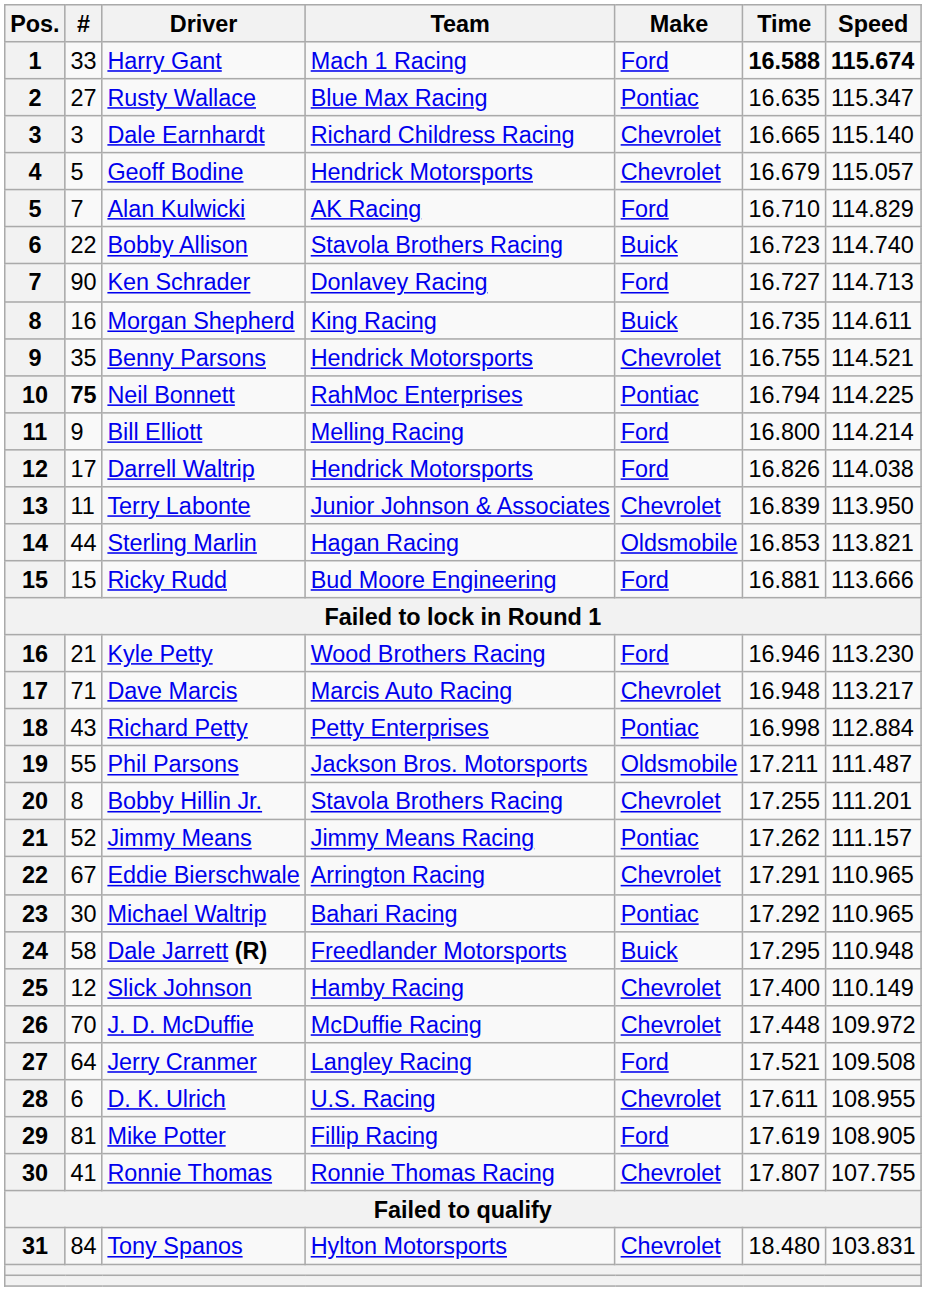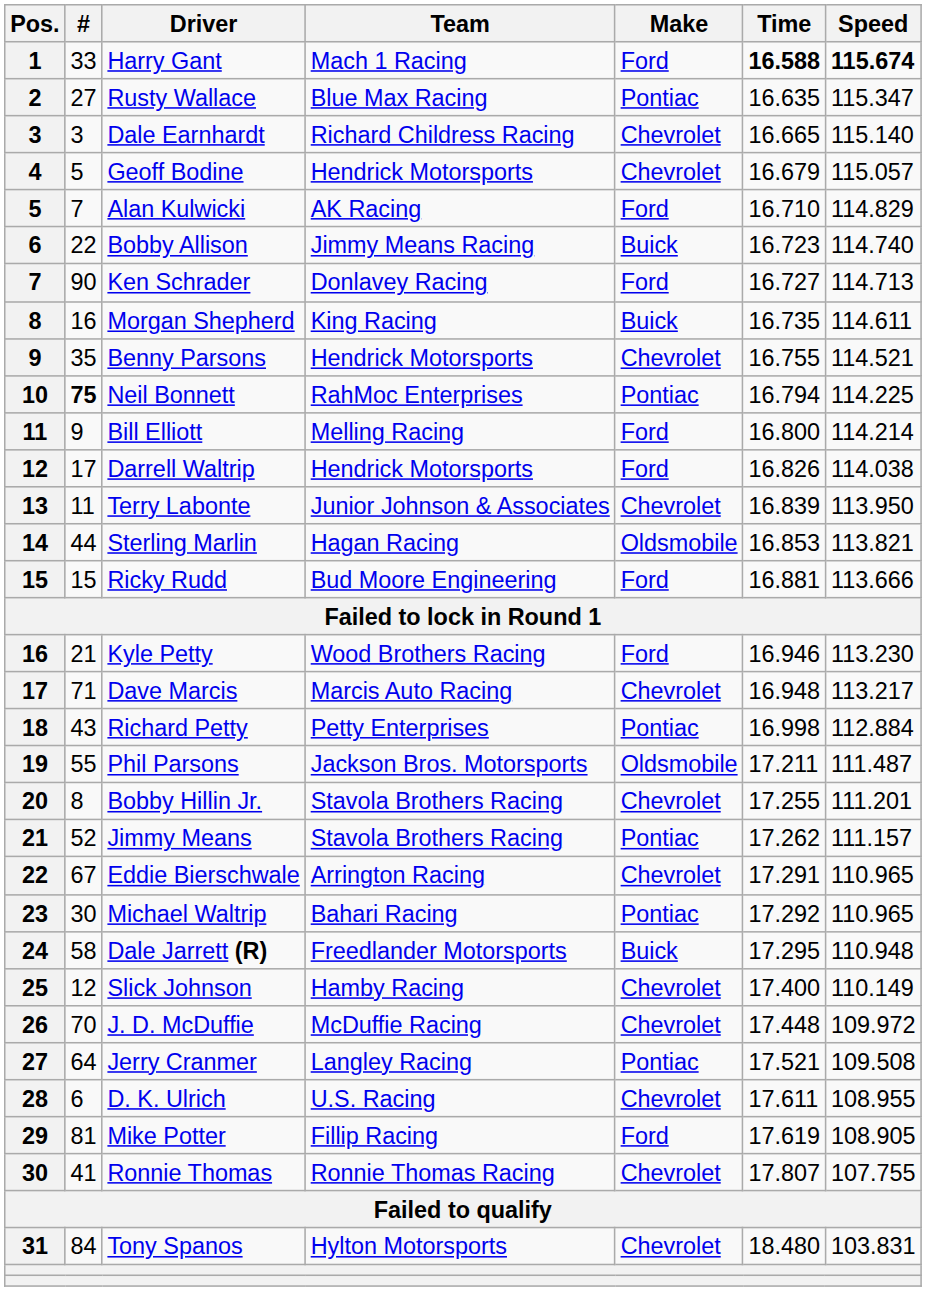(437, 246) Stavola Brothers Racing -> (422, 246) Jimmy Means Racing
(422, 839) Jimmy Means Racing -> (437, 839) Stavola Brothers Racing
(645, 1061) Ford -> (660, 1061) Pontiac
